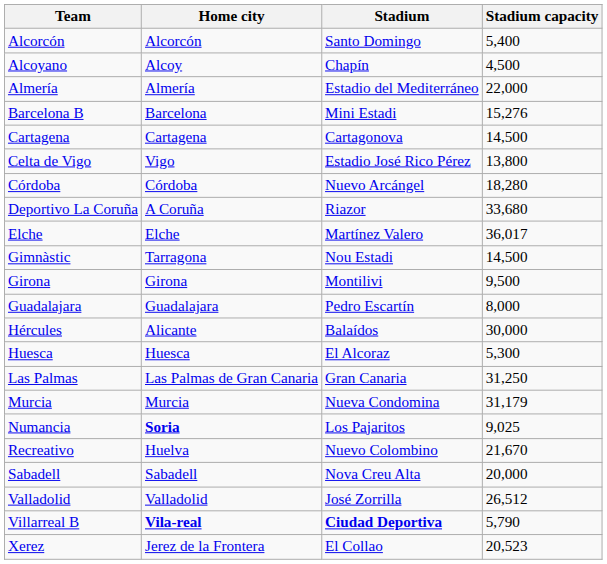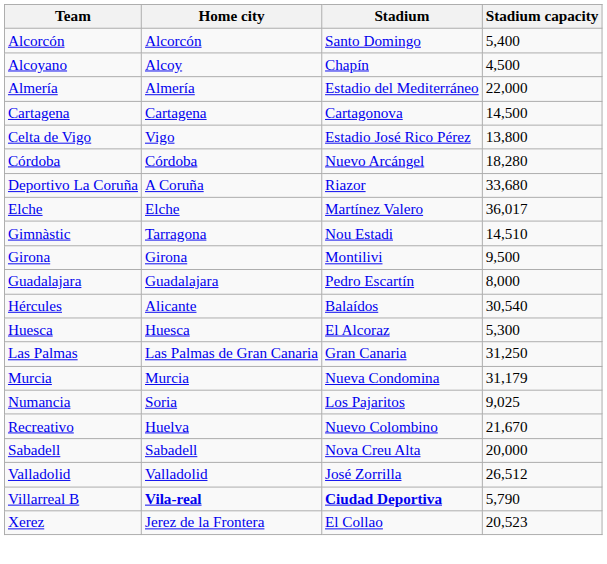- row: (46, 112)
(507, 257) 14,500 -> (507, 233) 14,510
(507, 329) 30,000 -> (507, 305) 30,540
(162, 426) bold -> (161, 402) normal
